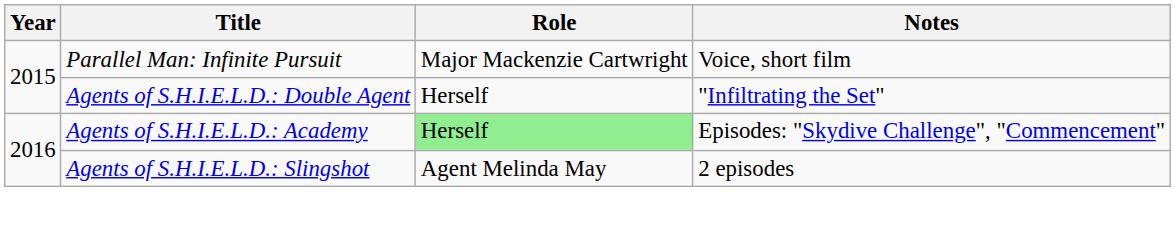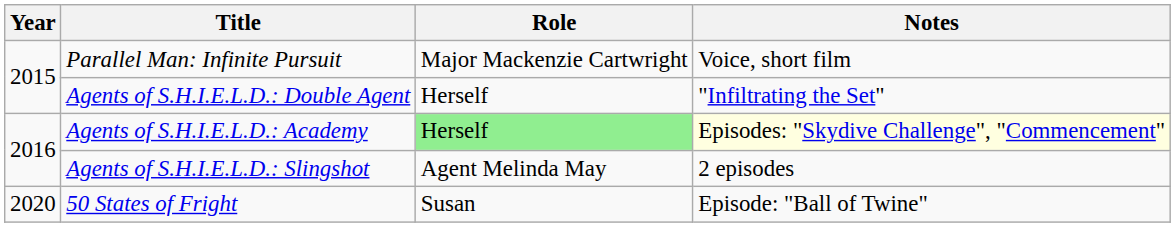(932, 131) no background -> (932, 131) lightyellow background
+ row: (152, 204)
